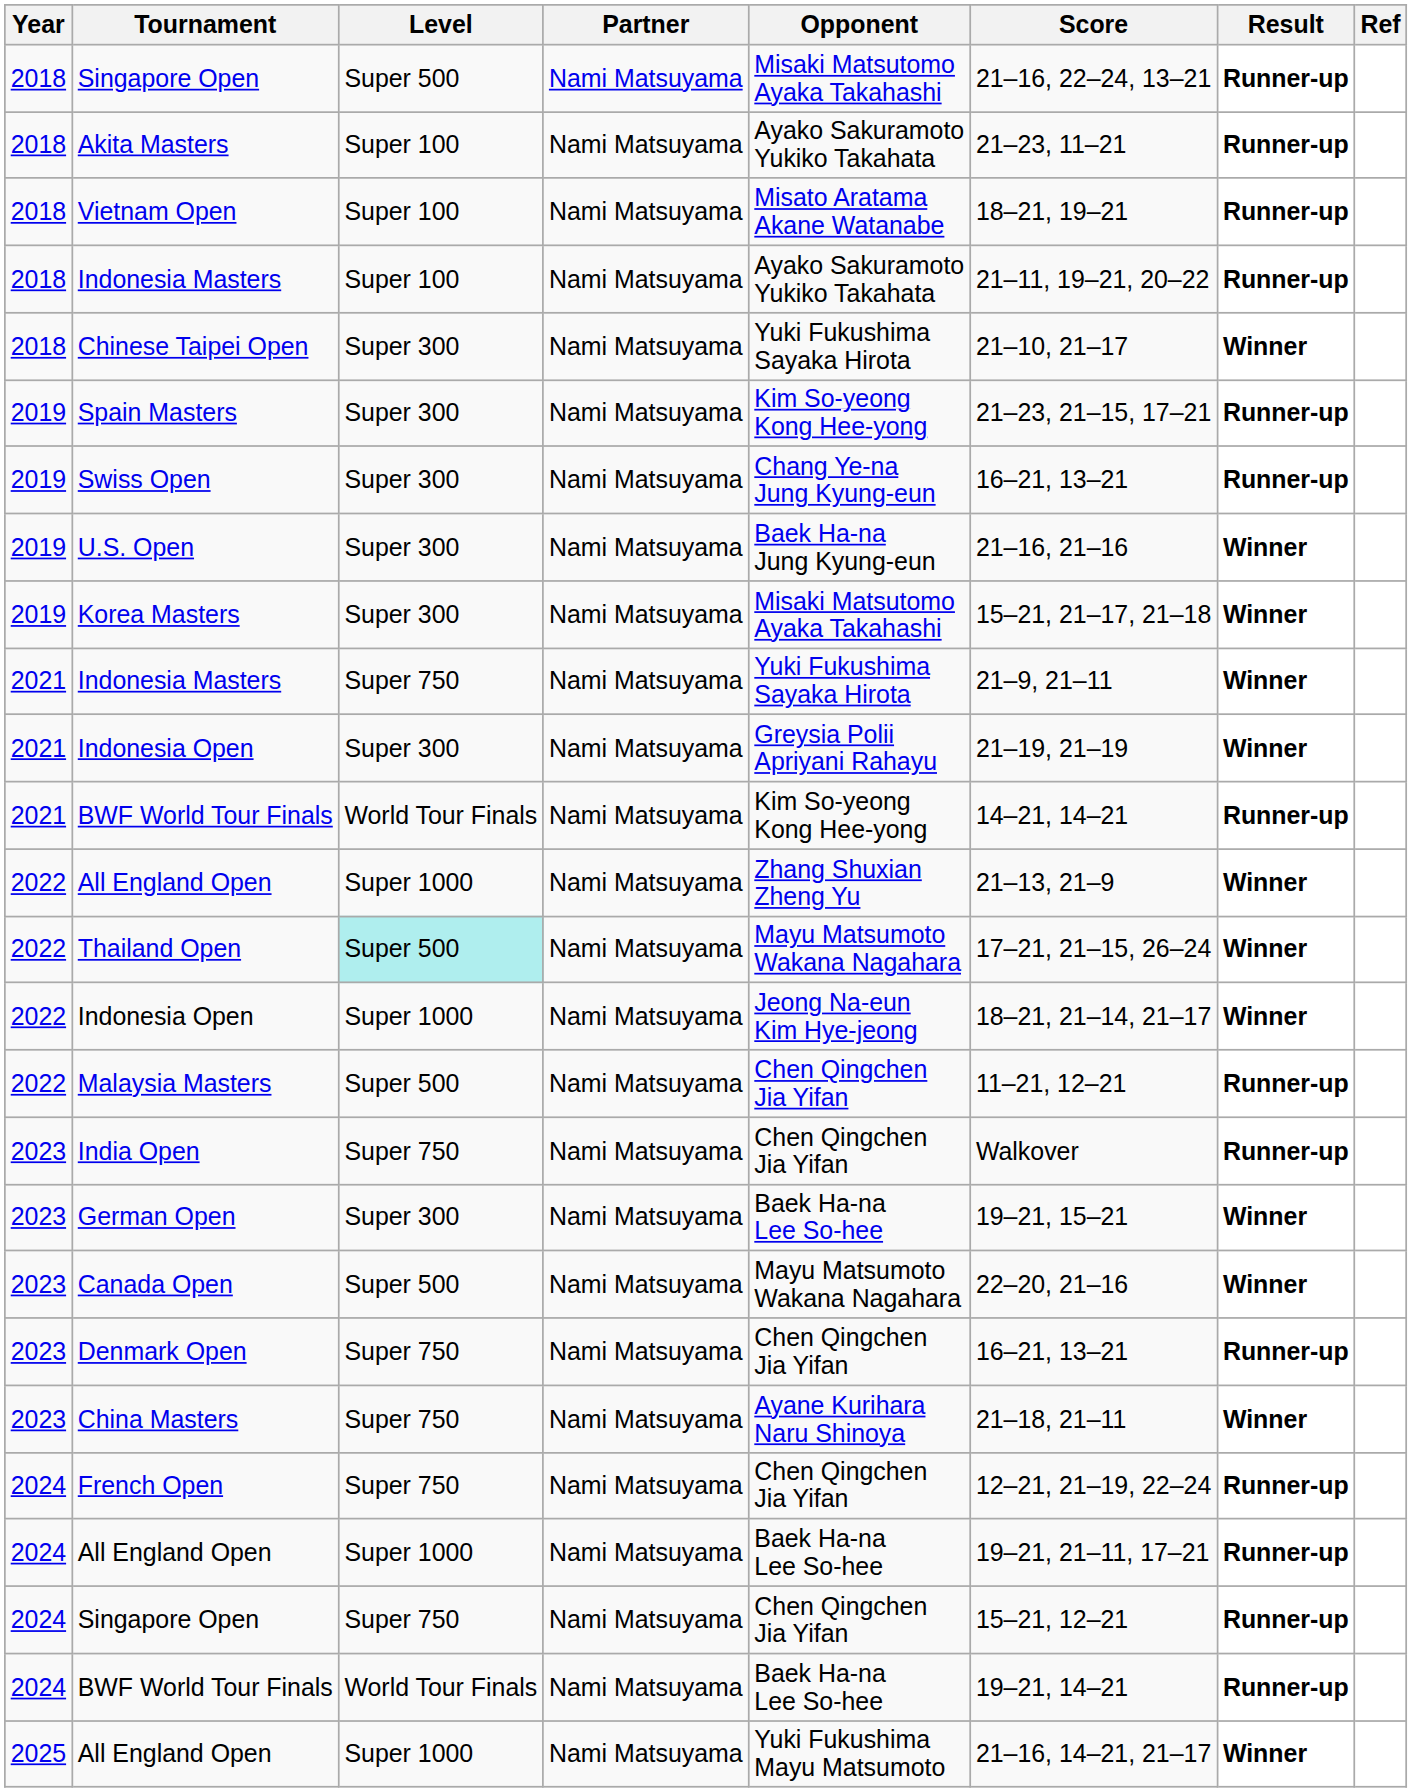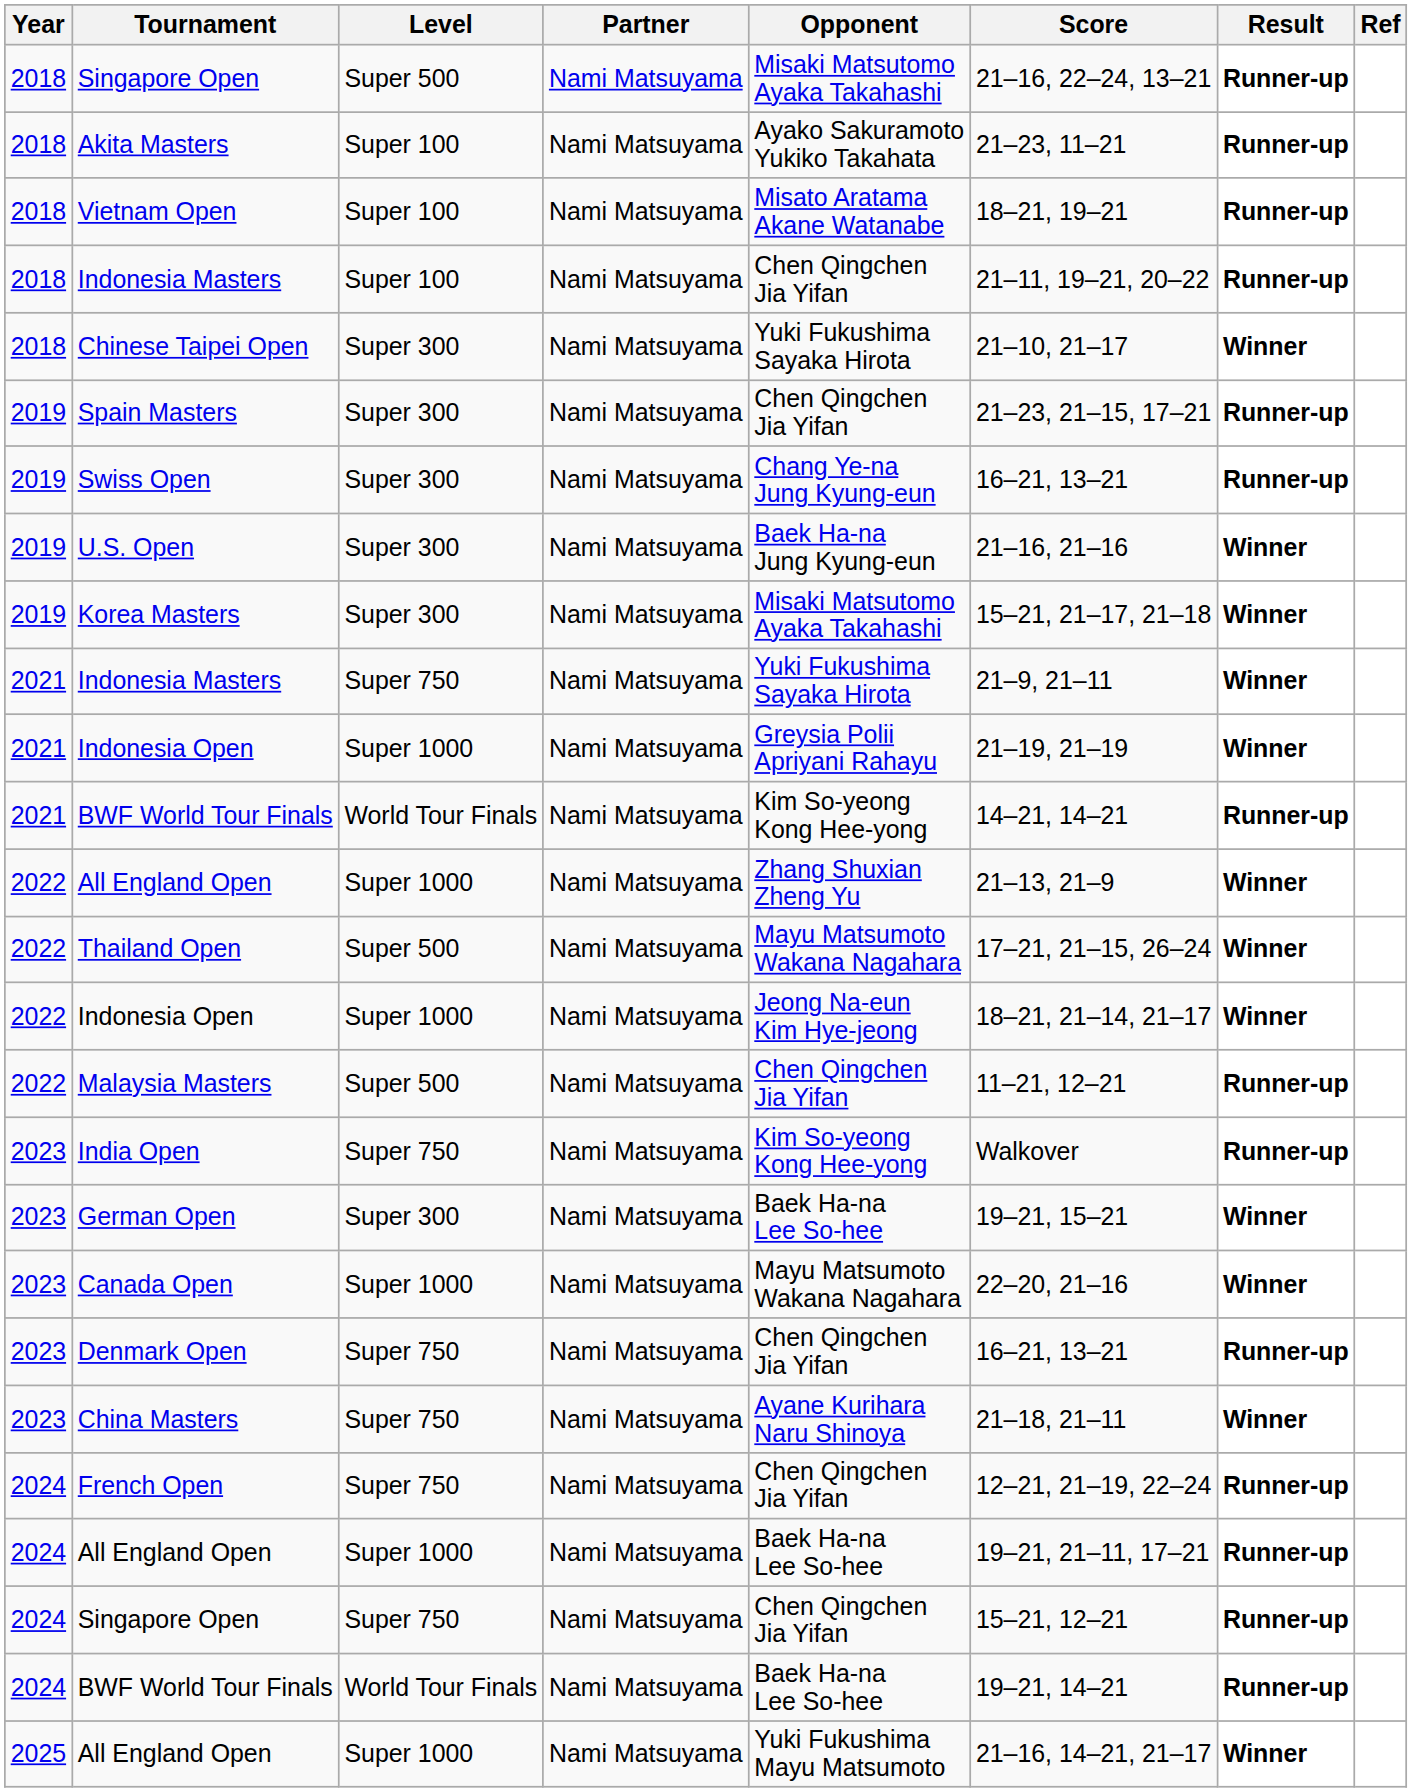(859, 279) Ayako Sakuramoto Yukiko Takahata -> (841, 279) Chen Qingchen Jia Yifan
(841, 413) Kim So-yeong Kong Hee-yong -> (841, 413) Chen Qingchen Jia Yifan
(402, 749) Super 300 -> (409, 749) Super 1000
(402, 950) paleturquoise background -> (402, 950) no background
(841, 1151) Chen Qingchen Jia Yifan -> (841, 1151) Kim So-yeong Kong Hee-yong
(402, 1285) Super 500 -> (409, 1285) Super 1000
